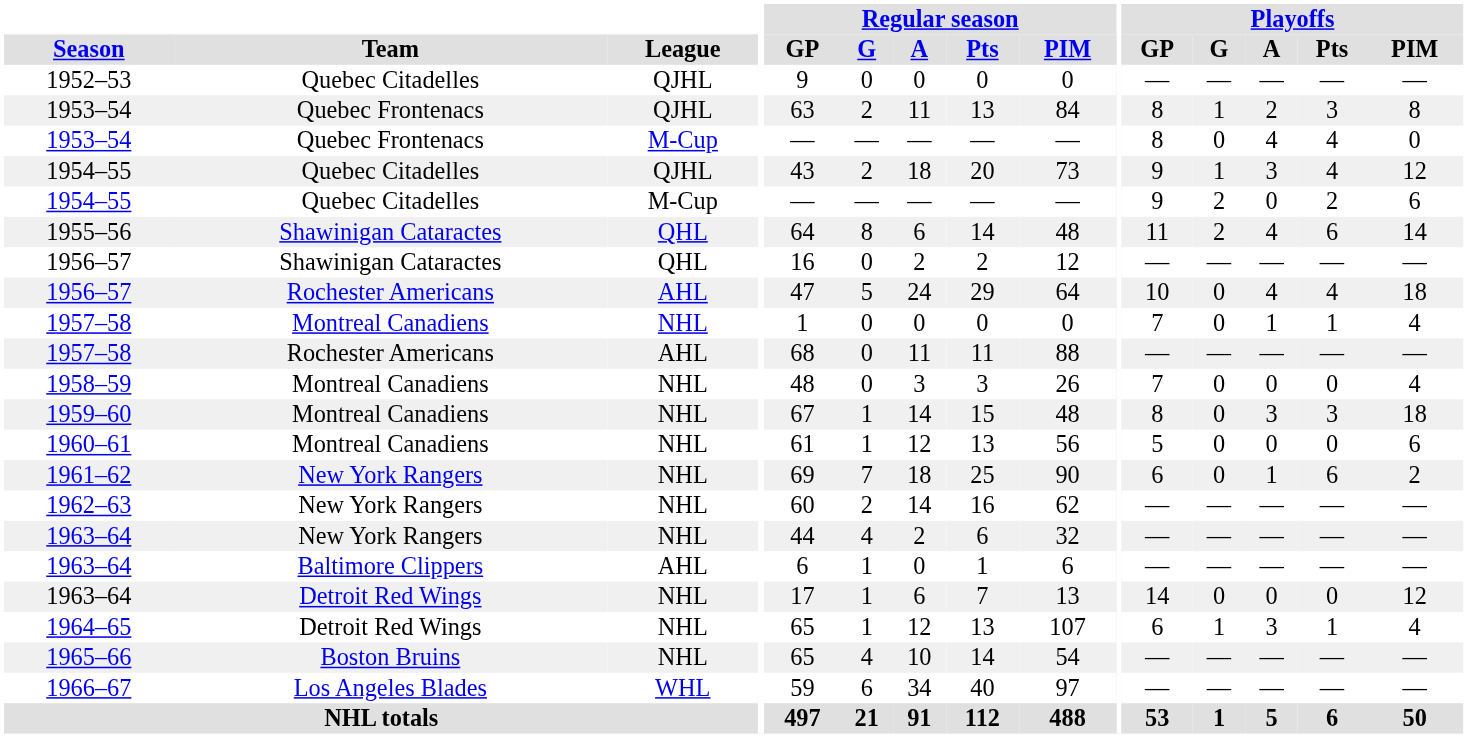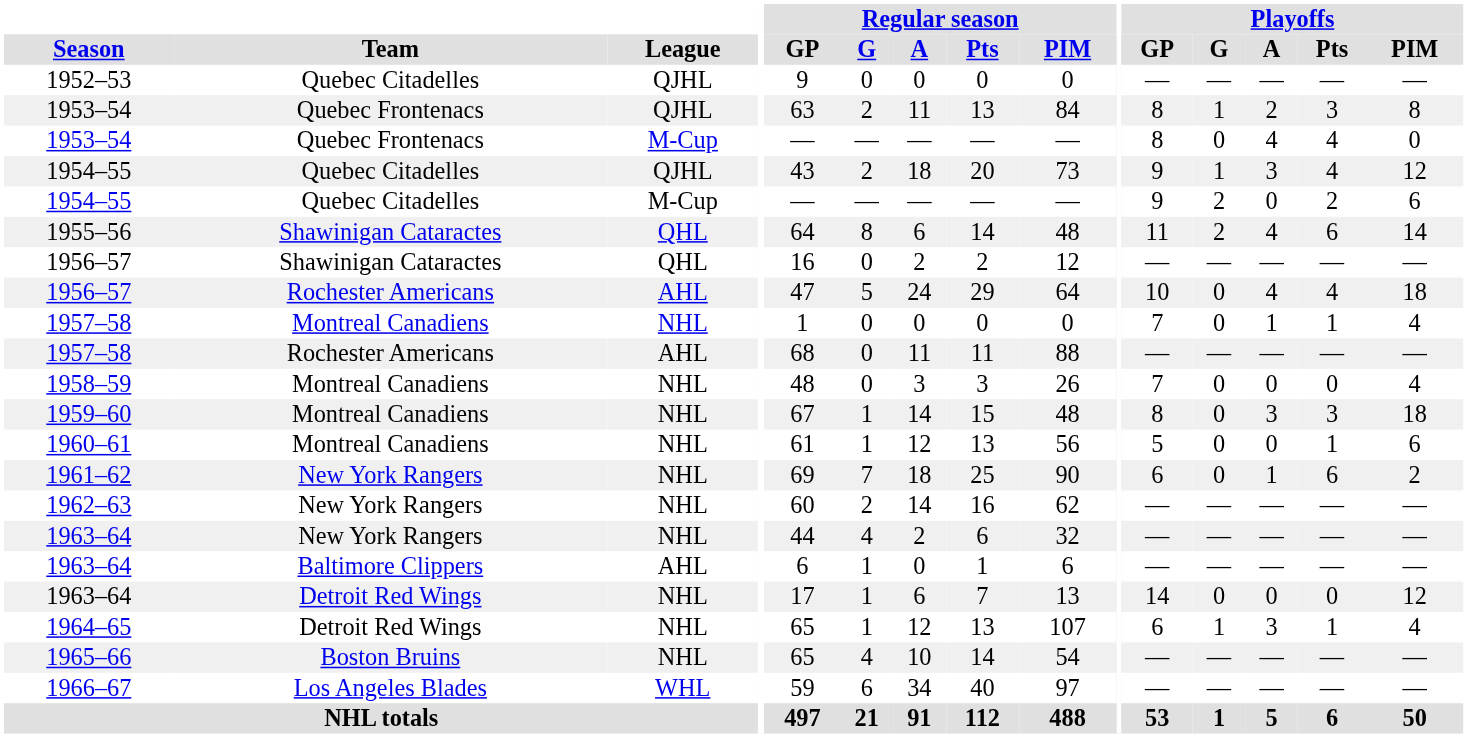(1332, 444) 0 -> (1332, 444) 1
